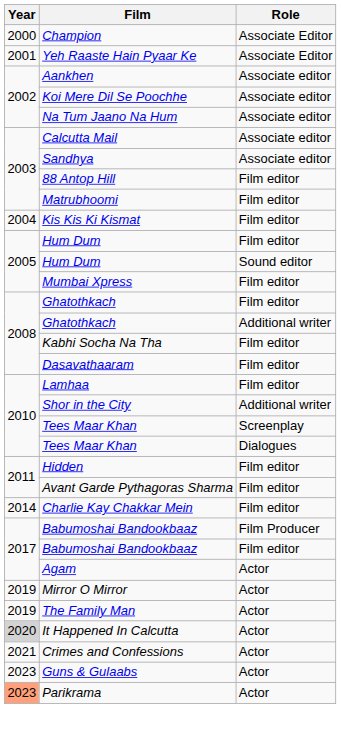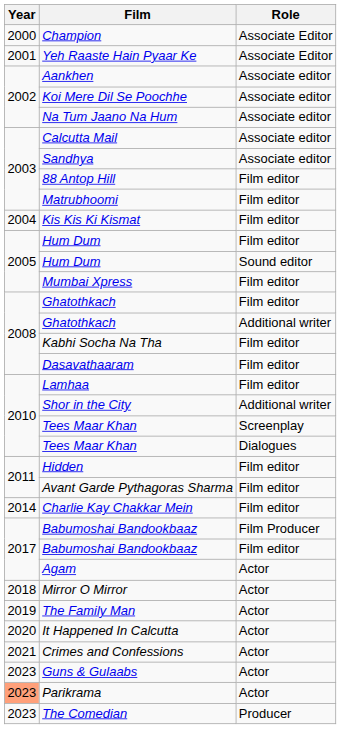(22, 590) 2019 -> (22, 590) 2018
(22, 631) lightgrey background -> (22, 631) no background
+ row: (85, 713)
